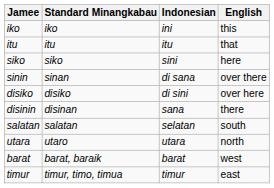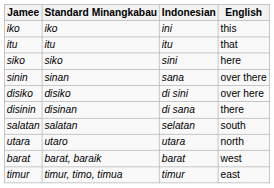(178, 77) di sana -> (173, 77) sana
(173, 110) sana -> (178, 110) di sana
